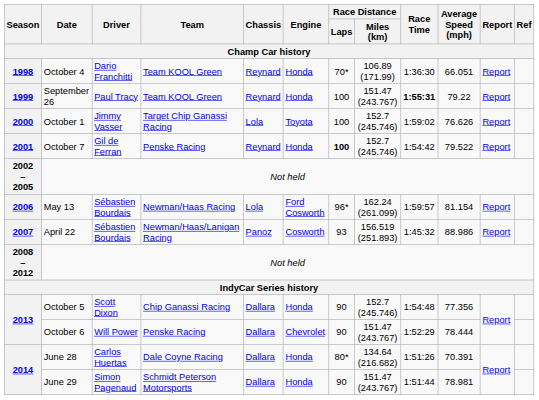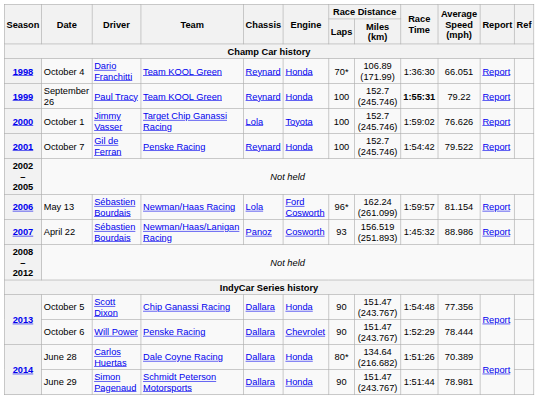(378, 96) 151.47 (243.767) -> (378, 96) 152.7 (245.746)
(342, 147) bold -> (342, 147) normal
(378, 307) 152.7 (245.746) -> (378, 307) 151.47 (243.767)
(459, 357) 70.391 -> (459, 357) 70.389
